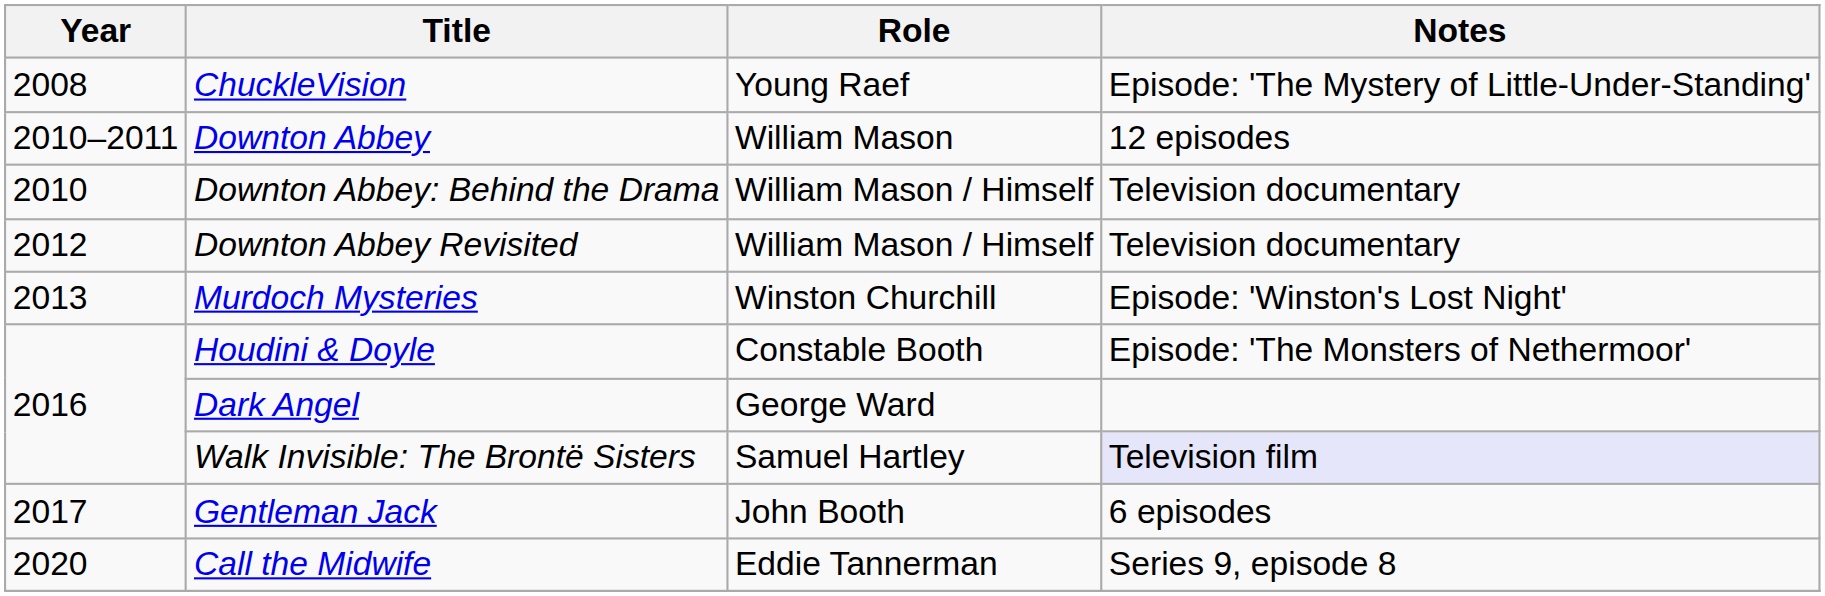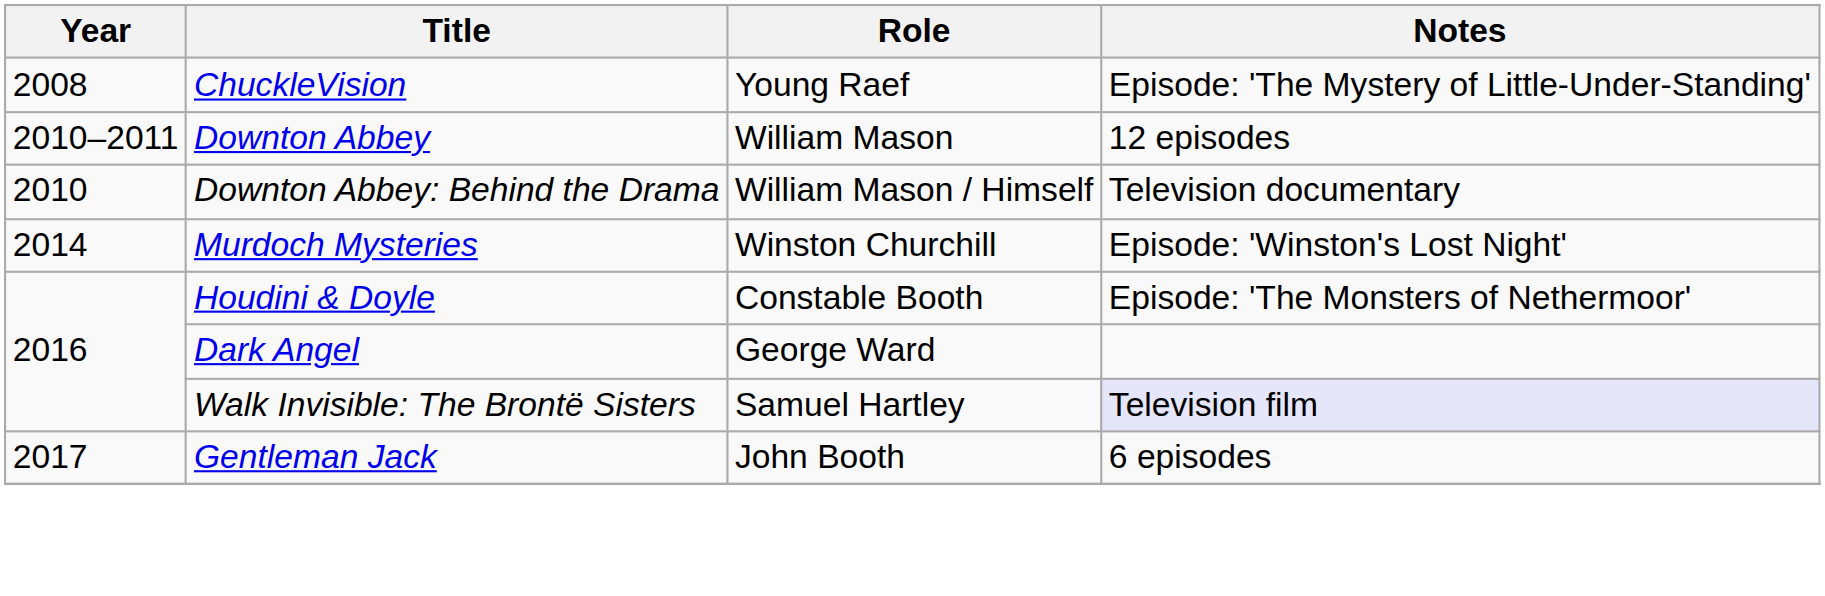- row: (386, 244)
(50, 297) 2013 -> (50, 244) 2014
- row: (313, 564)
